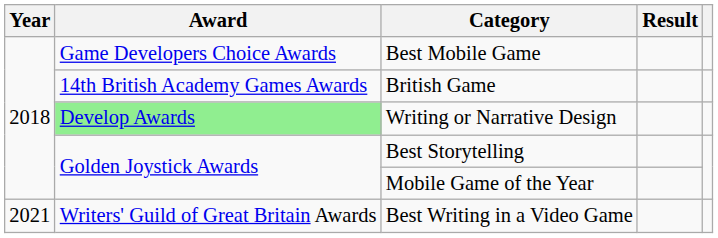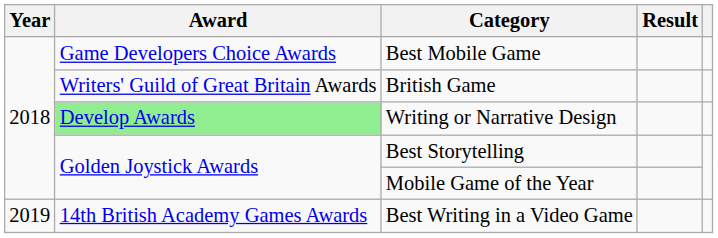(214, 85) 14th British Academy Games Awards -> (218, 85) Writers' Guild of Great Britain Awards
(30, 215) 2021 -> (30, 215) 2019
(218, 215) Writers' Guild of Great Britain Awards -> (214, 215) 14th British Academy Games Awards
